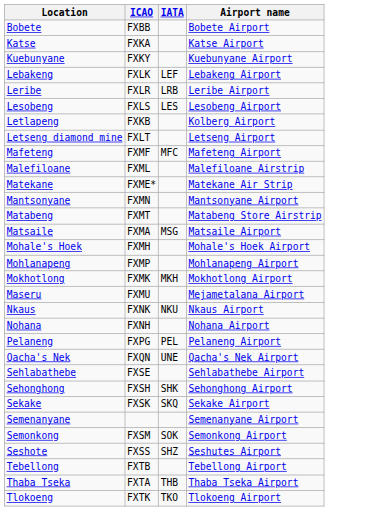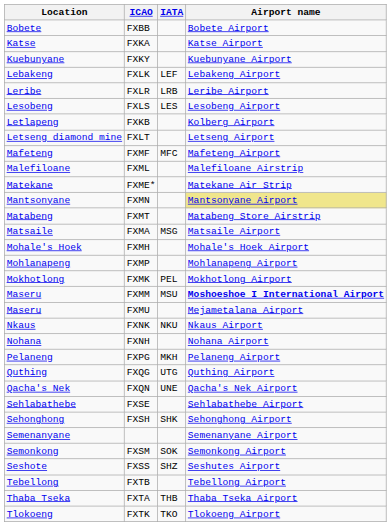(243, 200) no background -> (243, 200) khaki background
(169, 279) MKH -> (169, 279) PEL
+ row: (138, 294)
(169, 341) PEL -> (169, 357) MKH
+ row: (138, 373)
- row: (139, 404)
